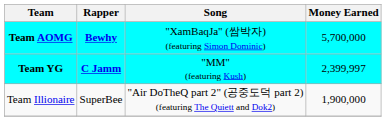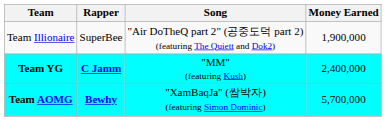rows swapped: (41, 38) <-> (41, 99)
(344, 68) 2,399,997 -> (344, 68) 2,400,000
